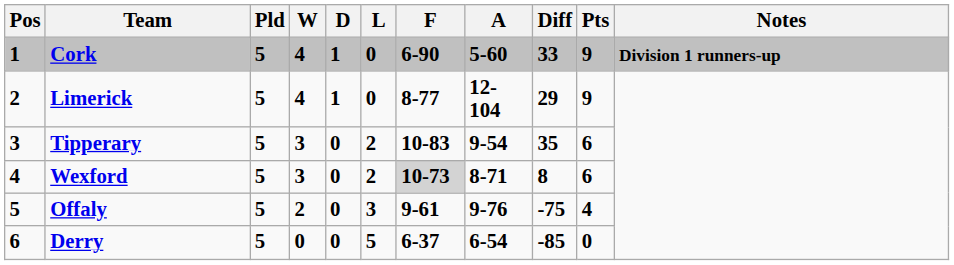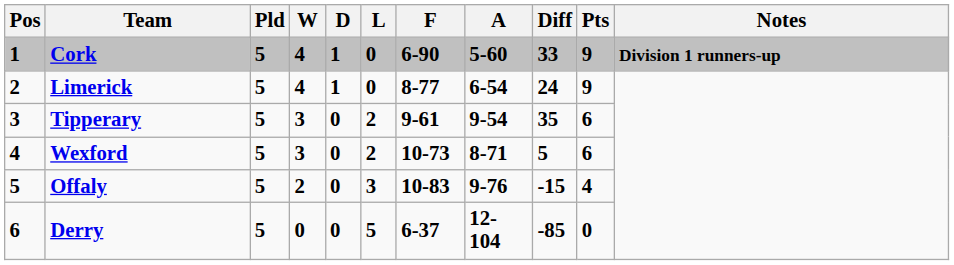(485, 98) 12-104 -> (488, 86) 6-54
(548, 98) 29 -> (548, 86) 24
(425, 143) 10-83 -> (420, 119) 9-61
(425, 176) lightgrey background -> (425, 152) no background
(543, 176) 8 -> (543, 152) 5
(420, 209) 9-61 -> (425, 185) 10-83
(551, 209) -75 -> (551, 185) -15
(488, 242) 6-54 -> (485, 230) 12-104
